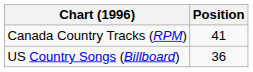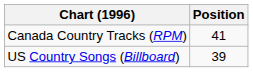(219, 56) 36 -> (219, 56) 39
